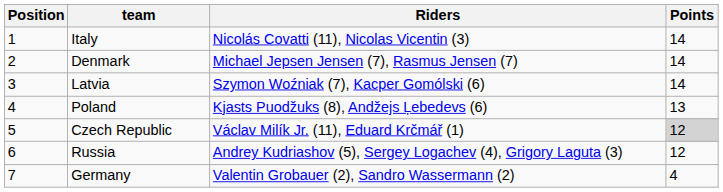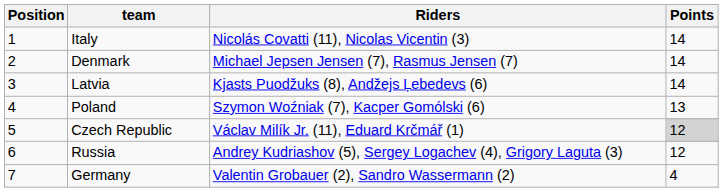(349, 84) Szymon Woźniak (7), Kacper Gomólski (6) -> (350, 84) Kjasts Puodžuks (8), Andžejs Ļebedevs (6)
(350, 107) Kjasts Puodžuks (8), Andžejs Ļebedevs (6) -> (349, 107) Szymon Woźniak (7), Kacper Gomólski (6)
